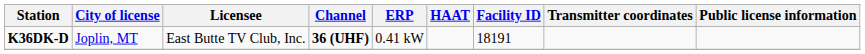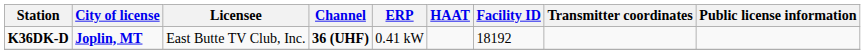(106, 37) normal -> (109, 37) bold
(494, 37) 18191 -> (494, 37) 18192
